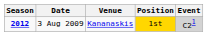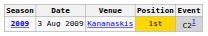(20, 24) 2012 -> (20, 24) 2009
